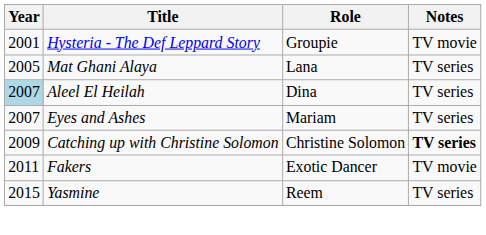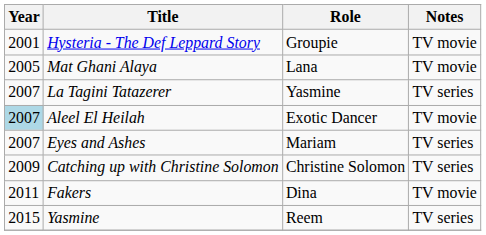(443, 67) TV series -> (445, 67) TV movie
+ row: (109, 92)
(301, 92) Dina -> (331, 117) Exotic Dancer
(443, 92) TV series -> (445, 117) TV movie
(444, 142) bold -> (443, 167) normal
(331, 167) Exotic Dancer -> (301, 192) Dina
